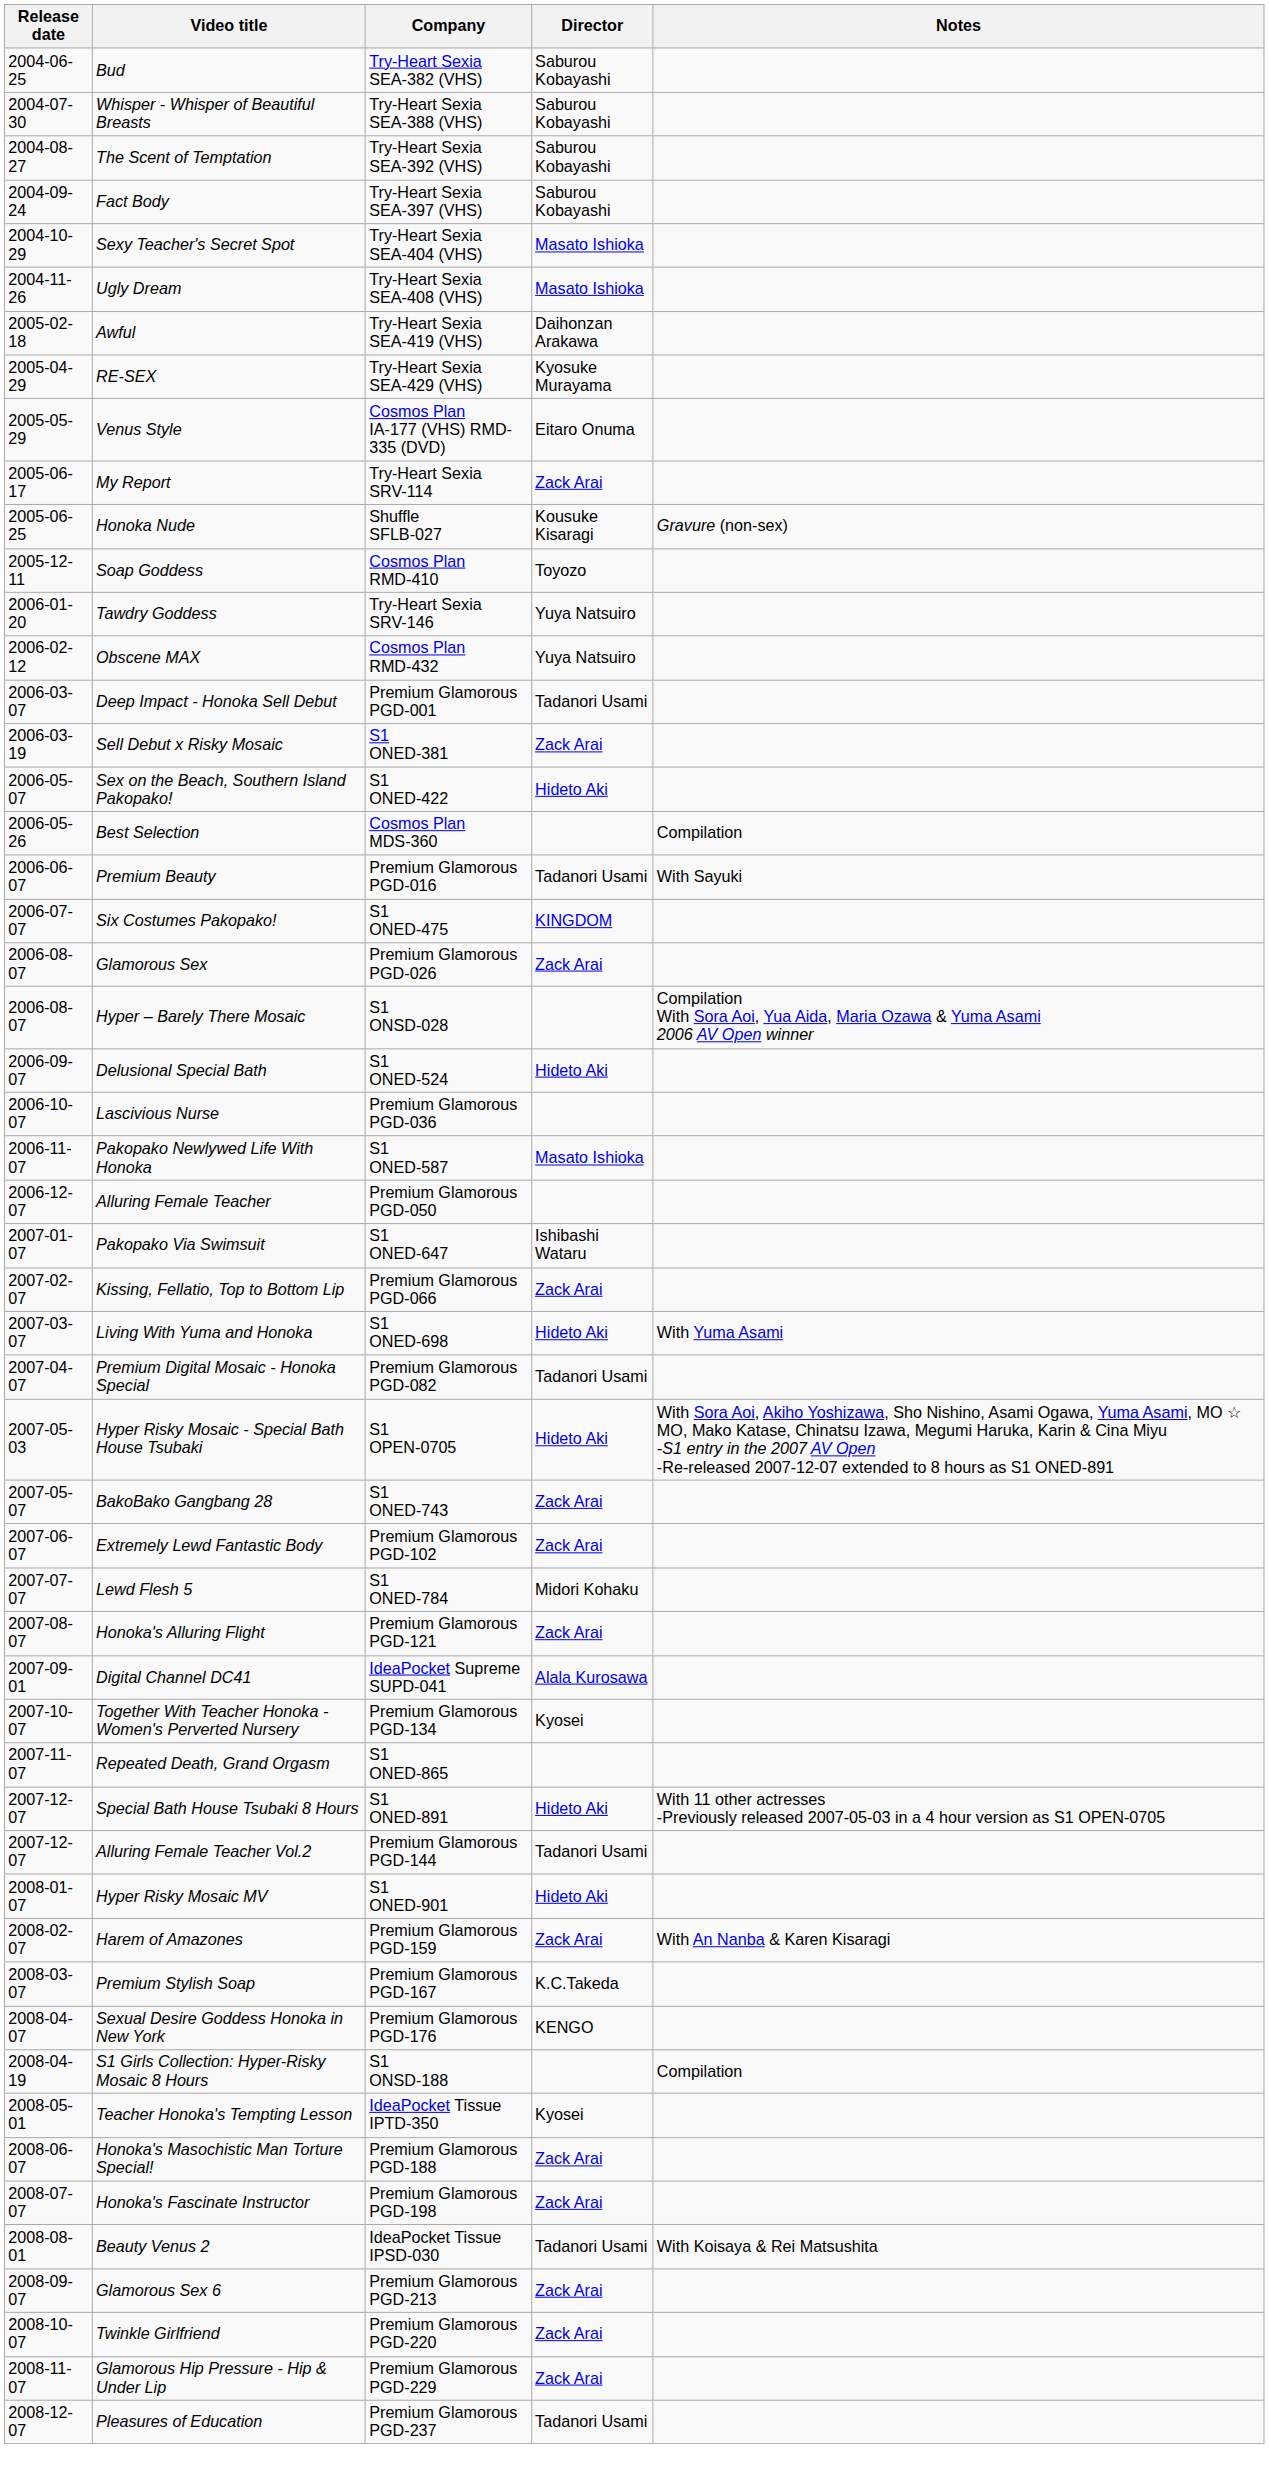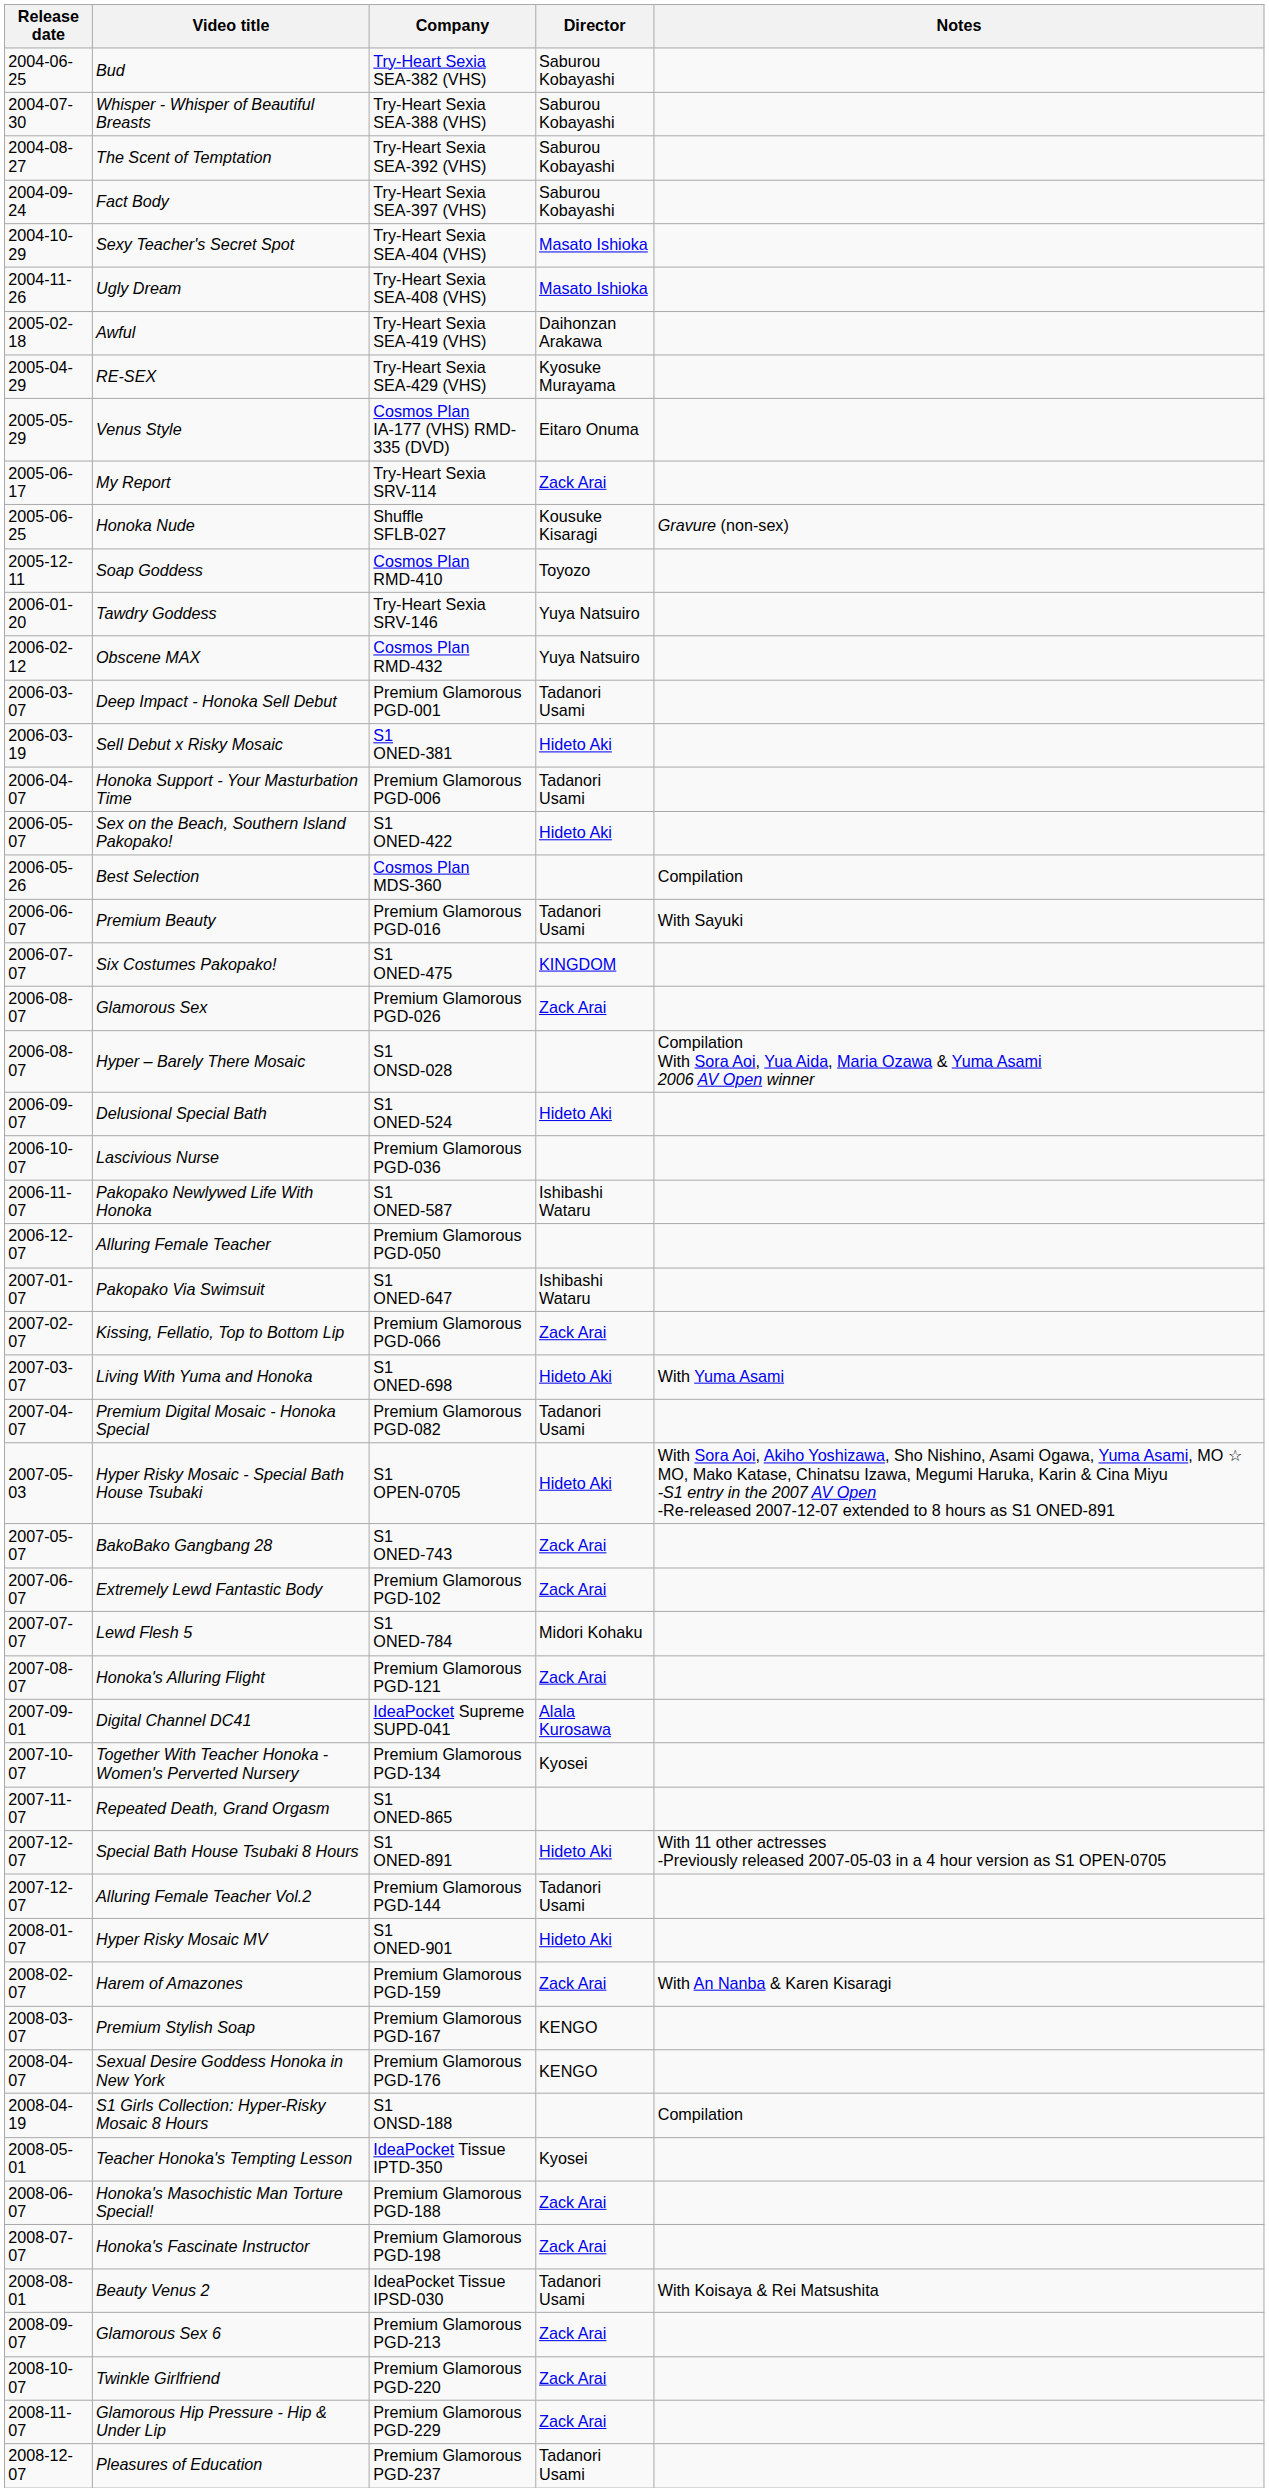(569, 745) Zack Arai -> (575, 745) Hideto Aki
+ row: (227, 789)
(589, 1157) Masato Ishioka -> (571, 1201) Ishibashi Wataru
(577, 1983) K.C.Takeda -> (568, 2027) KENGO
